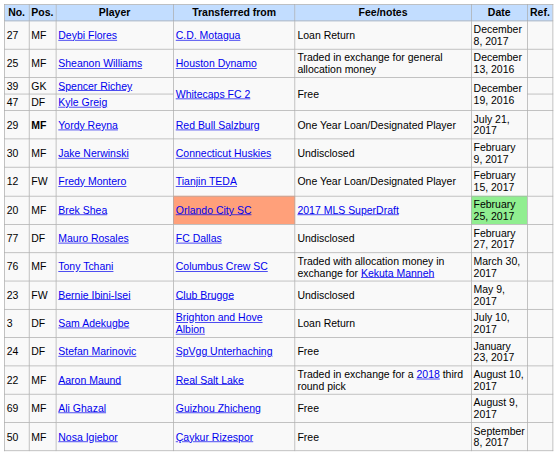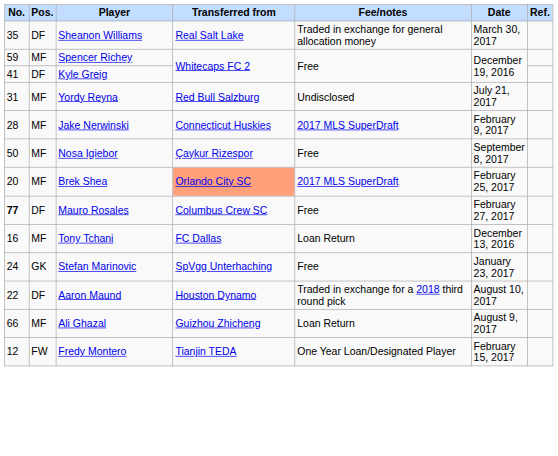- row: (88, 35)
(13, 64) 25 -> (13, 35) 35
(39, 64) MF -> (38, 35) DF
(216, 64) Houston Dynamo -> (209, 35) Real Salt Lake
(498, 64) December 13, 2016 -> (497, 35) March 30, 2017
(13, 86) 39 -> (13, 58) 59
(39, 86) GK -> (39, 58) MF
(13, 103) 47 -> (13, 74) 41
(13, 125) 29 -> (13, 97) 31
(39, 125) bold -> (39, 97) normal
(377, 125) One Year Loan/Designated Player -> (326, 97) Undisclosed
(13, 154) 30 -> (13, 125) 28
(326, 154) Undisclosed -> (348, 125) 2017 MLS SuperDraft
rows swapped: (92, 182) <-> (88, 437)
(495, 210) lightgreen background -> (495, 182) no background
(13, 239) normal -> (13, 210) bold
(199, 239) FC Dallas -> (221, 210) Columbus Crew SC
(326, 239) Undisclosed -> (308, 210) Free
(13, 267) 76 -> (13, 239) 16
(222, 267) Columbus Crew SC -> (198, 239) FC Dallas
(371, 267) Traded with allocation money in exchange for Kekuta Manneh -> (326, 239) Loan Return
(497, 267) March 30, 2017 -> (498, 239) December 13, 2016
- row: (94, 295)
- row: (94, 324)
(38, 352) DF -> (39, 267) GK
(39, 380) MF -> (38, 295) DF
(210, 380) Real Salt Lake -> (216, 295) Houston Dynamo
(13, 409) 69 -> (13, 324) 66
(308, 409) Free -> (326, 324) Loan Return
